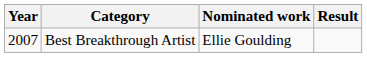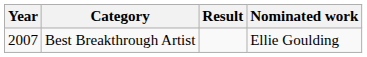columns swapped: (256, 16) <-> (338, 16)
